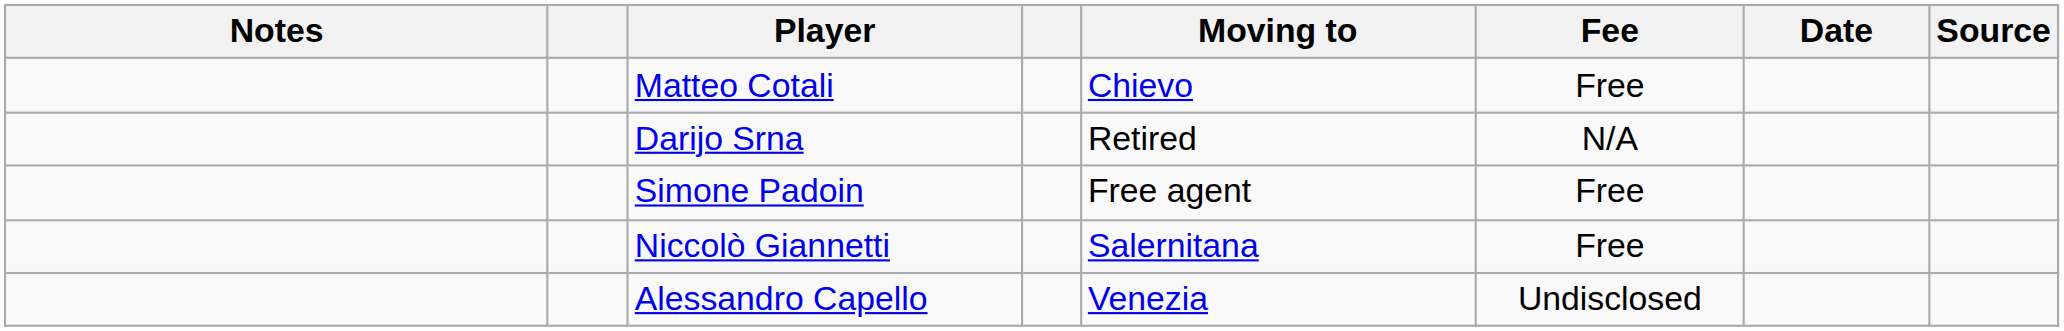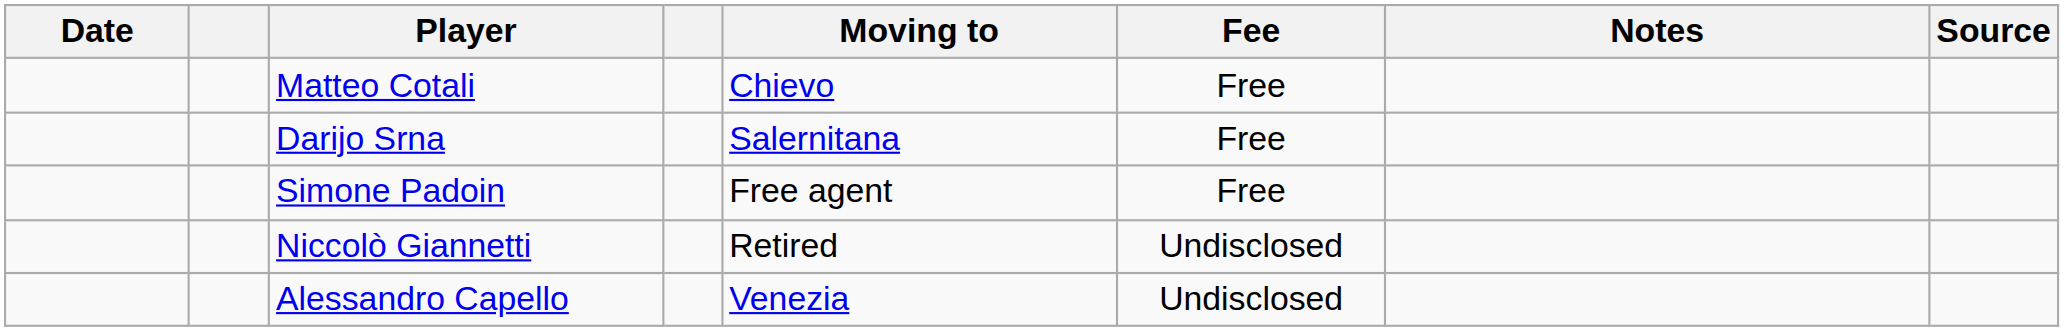columns swapped: (1836, 31) <-> (277, 31)
(1142, 138) Retired -> (815, 138) Salernitana
(1610, 138) N/A -> (1251, 138) Free
(1173, 245) Salernitana -> (784, 245) Retired
(1610, 245) Free -> (1251, 245) Undisclosed
